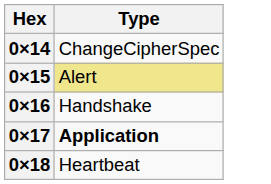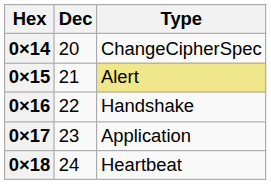+ column: (76, 19)
(109, 135) bold -> (146, 135) normal
